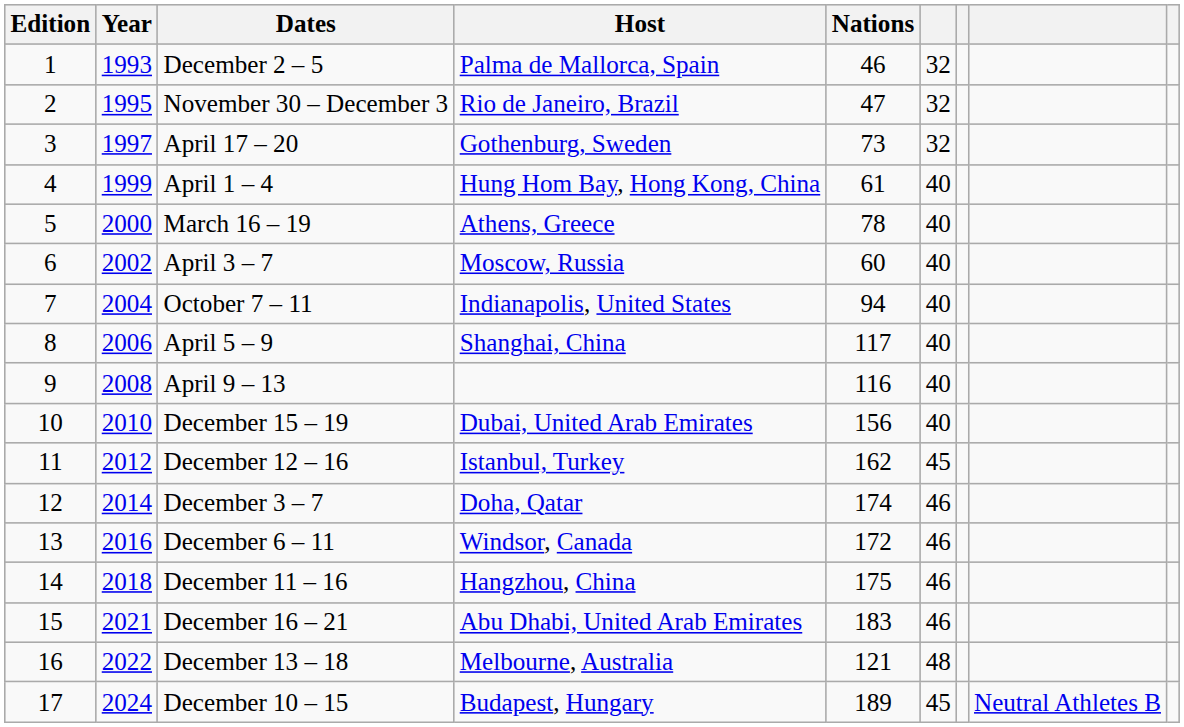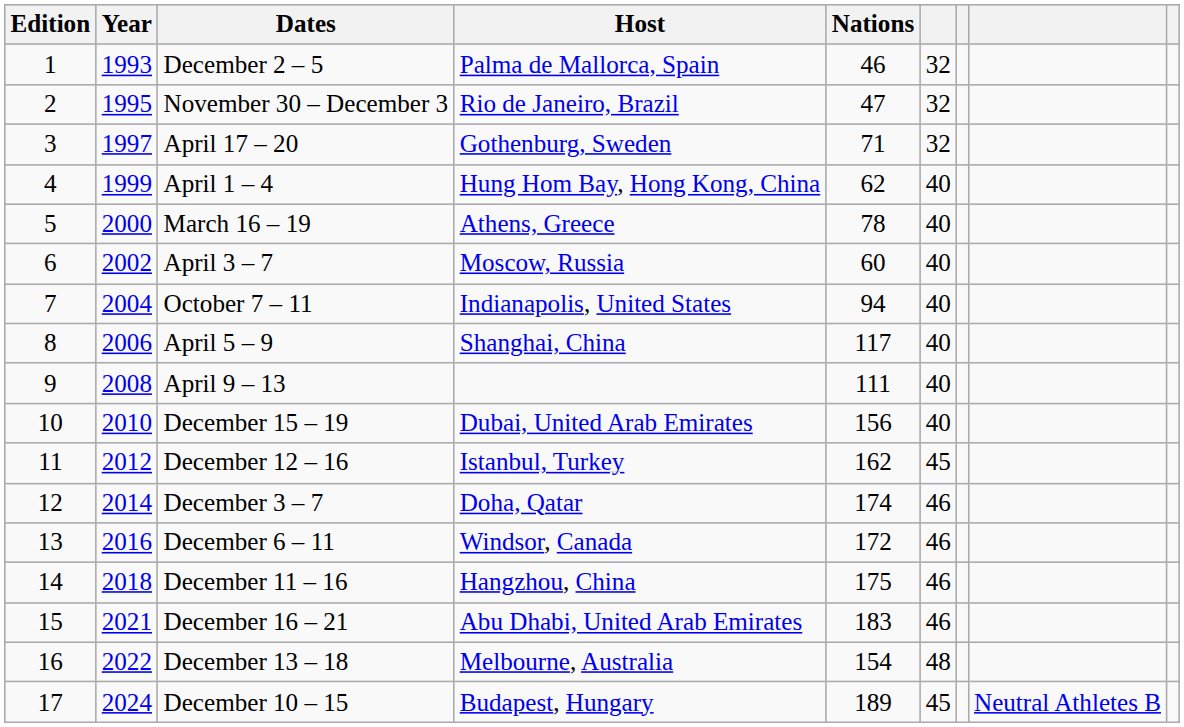(873, 143) 73 -> (873, 143) 71
(873, 183) 61 -> (873, 183) 62
(873, 382) 116 -> (873, 382) 111
(873, 661) 121 -> (873, 661) 154
